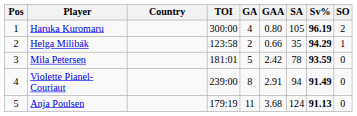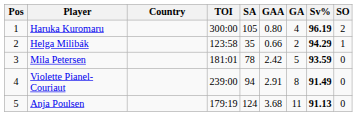columns swapped: (250, 12) <-> (297, 12)
